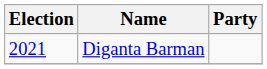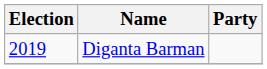(27, 48) 2021 -> (27, 48) 2019
